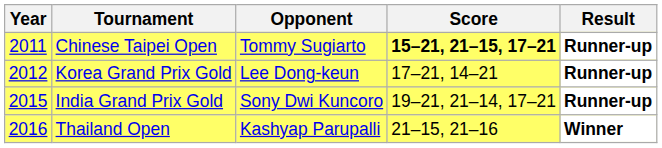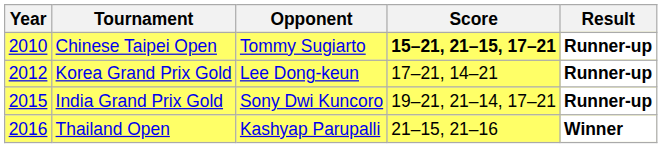(28, 46) 2011 -> (28, 46) 2010
